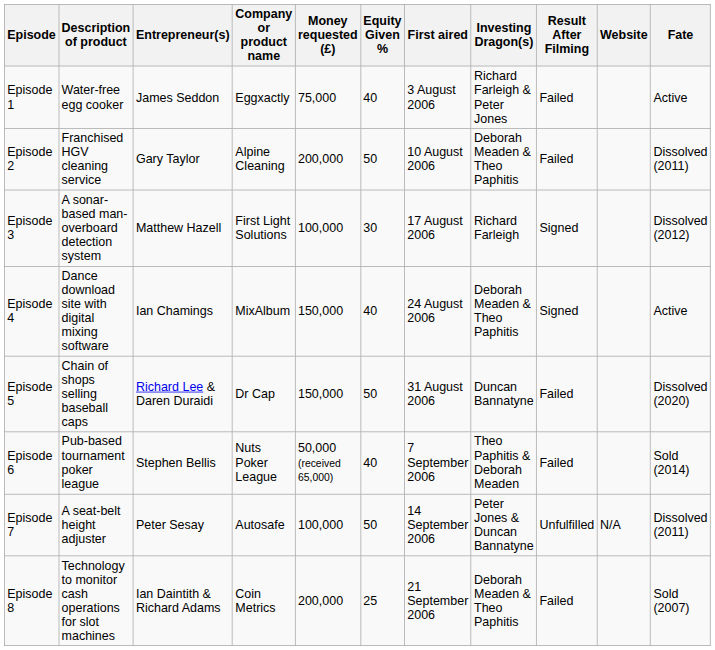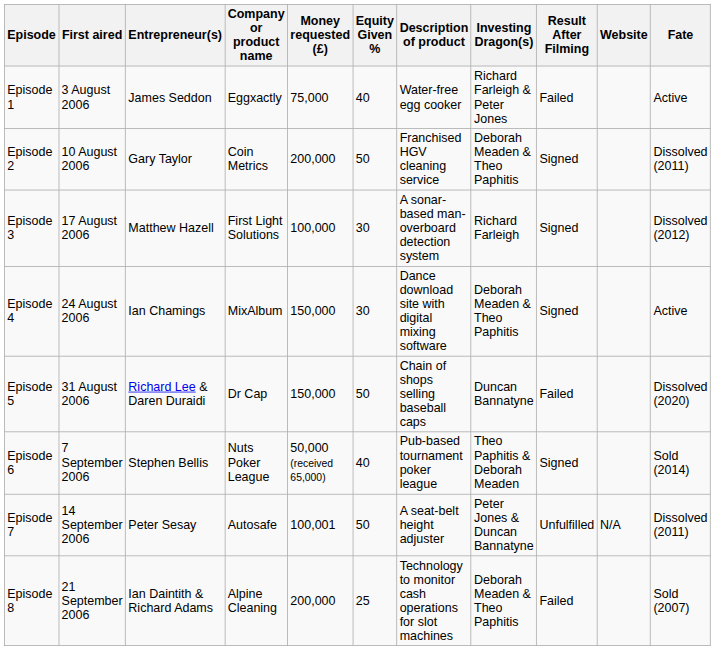columns swapped: (438, 35) <-> (96, 35)
(260, 159) Alpine Cleaning -> (248, 159) Coin Metrics
(556, 159) Failed -> (559, 159) Signed
(370, 311) 40 -> (363, 311) 30
(556, 463) Failed -> (559, 463) Signed
(321, 525) 100,000 -> (313, 525) 100,001
(255, 600) Coin Metrics -> (252, 600) Alpine Cleaning
